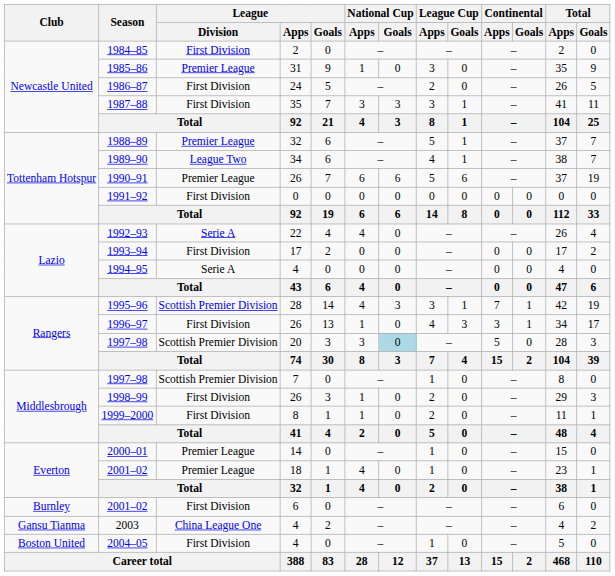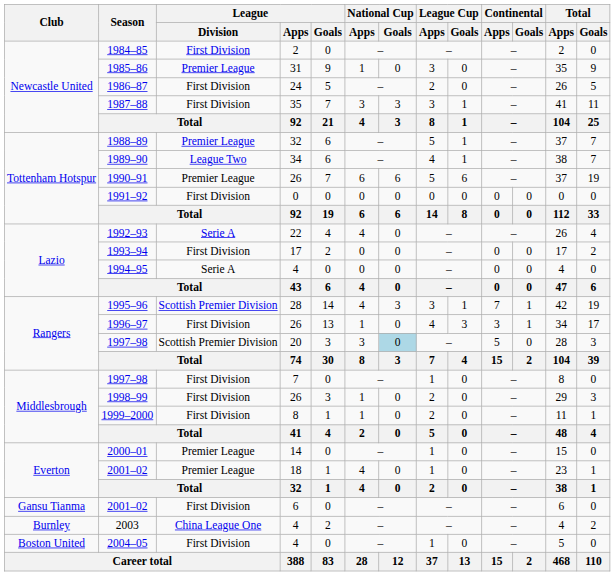(218, 379) Scottish Premier Division -> (218, 379) First Division
(52, 506) Burnley -> (52, 506) Gansu Tianma
(52, 525) Gansu Tianma -> (52, 525) Burnley
